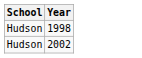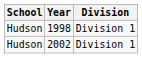+ column: (105, 12)
